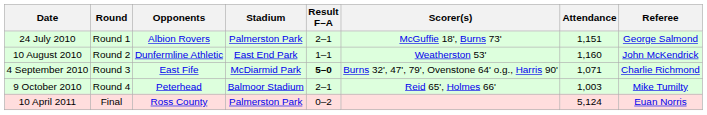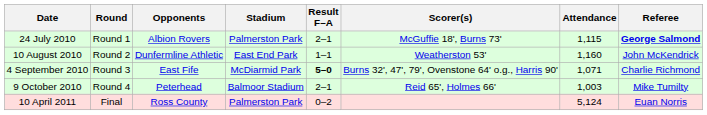(589, 39) 1,151 -> (589, 39) 1,115
(660, 39) normal -> (661, 39) bold
